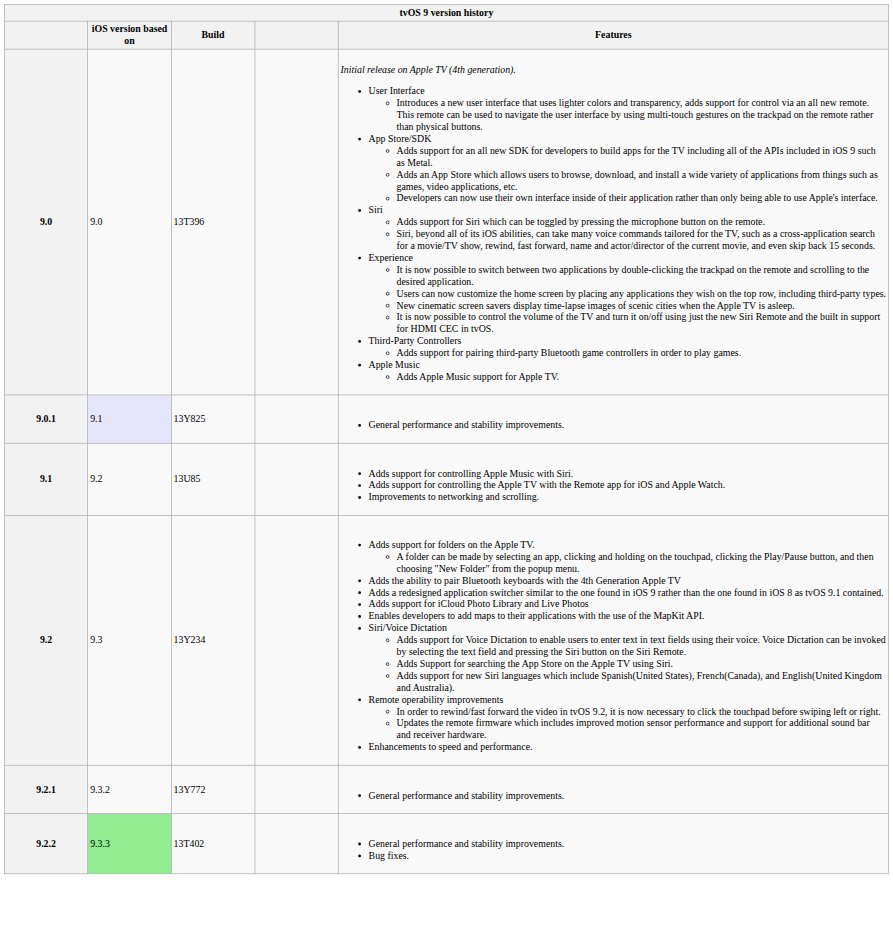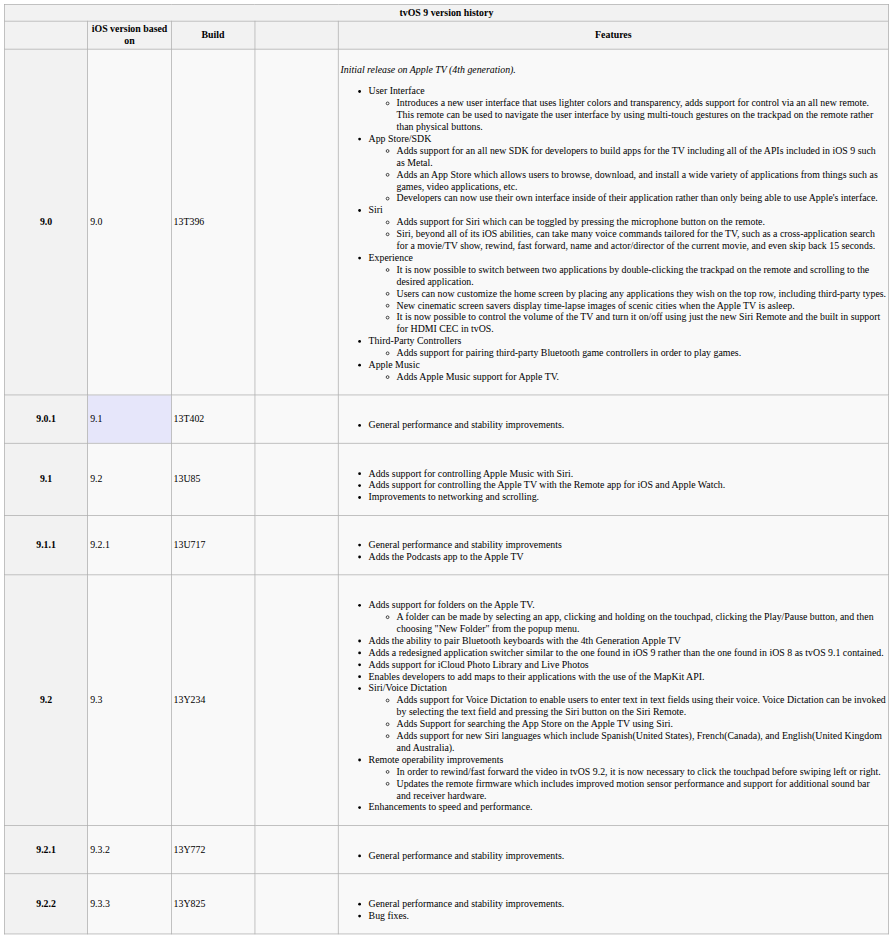(189, 419) 13Y825 -> (189, 419) 13T402
+ row: (46, 545)
(100, 843) lightgreen background -> (100, 903) no background
(189, 843) 13T402 -> (189, 903) 13Y825
